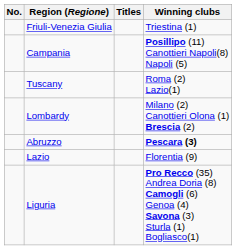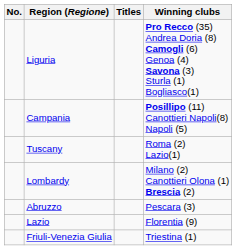rows swapped: (41, 205) <-> (69, 27)
(171, 142) bold -> (170, 207) normal
